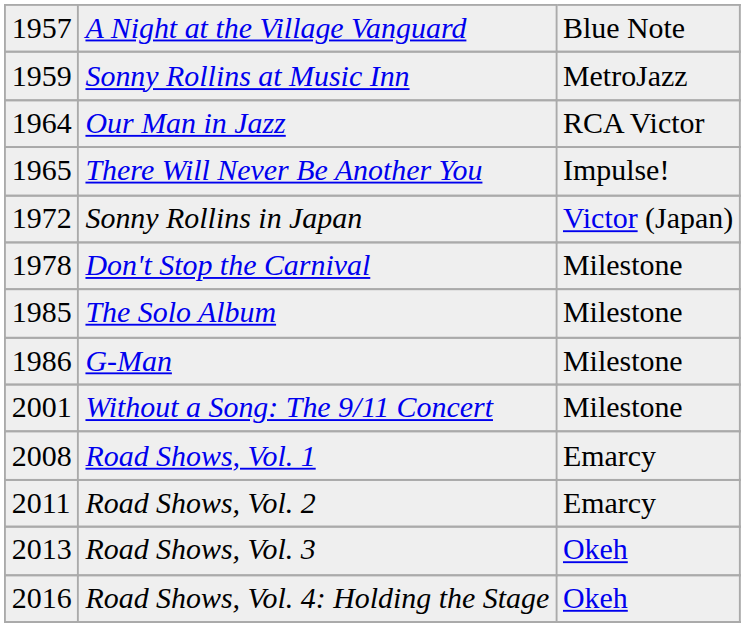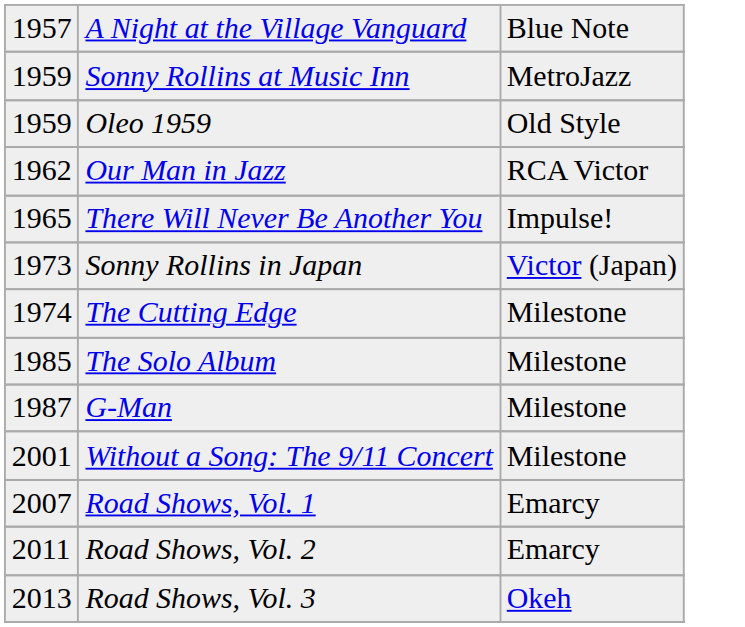+ row: (148, 123)
(42, 123) 1964 -> (42, 170) 1962
(42, 218) 1972 -> (42, 265) 1973
+ row: (191, 312)
- row: (228, 265)
(42, 360) 1986 -> (42, 407) 1987
(42, 455) 2008 -> (42, 502) 2007
- row: (317, 597)
